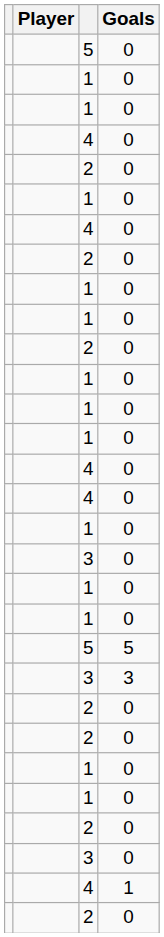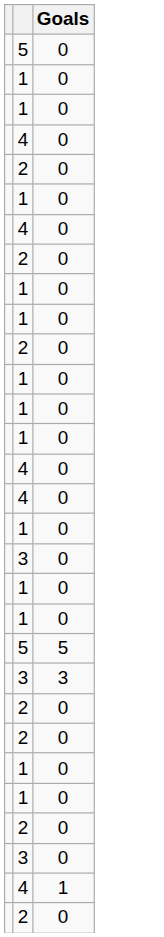- column: (46, 19)
